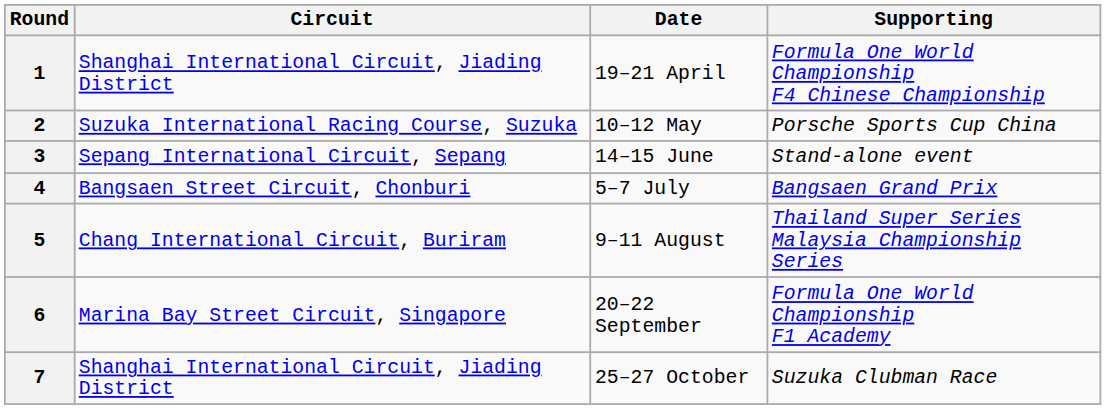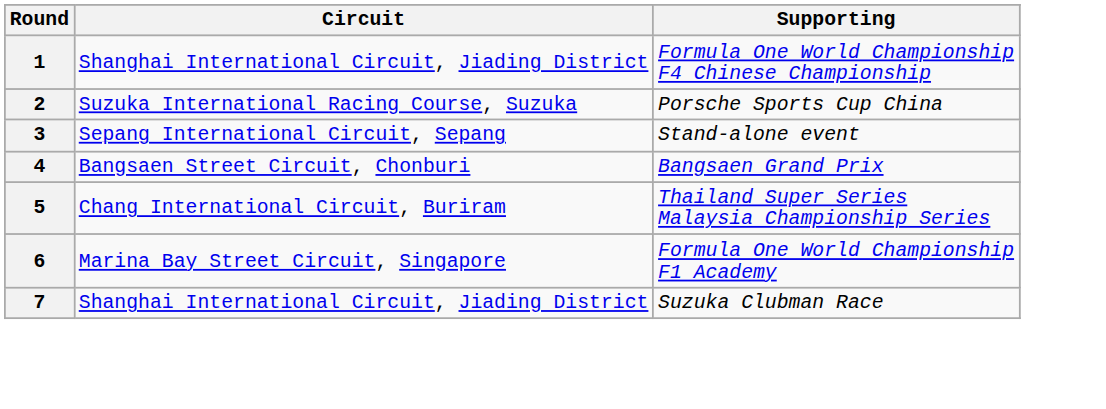- column: (679, 21)
